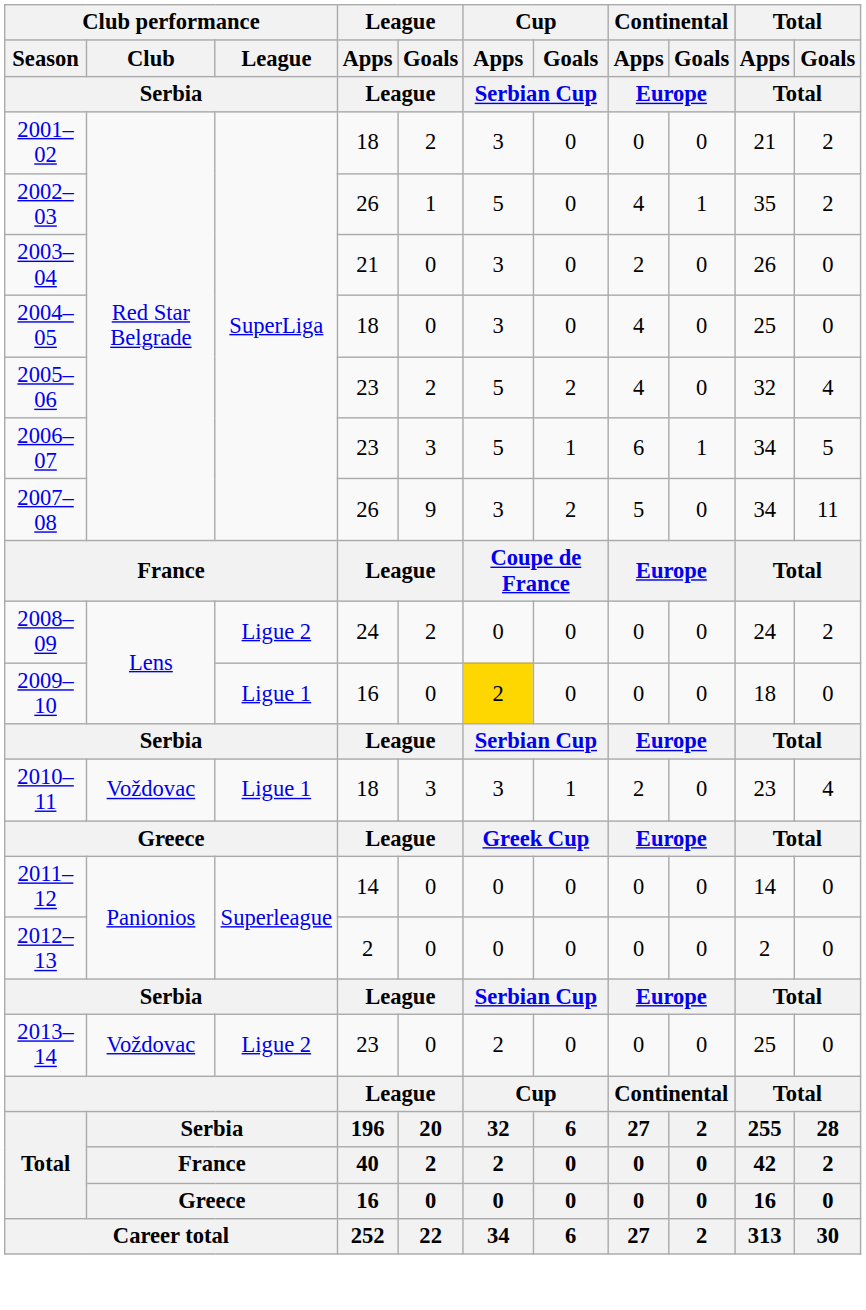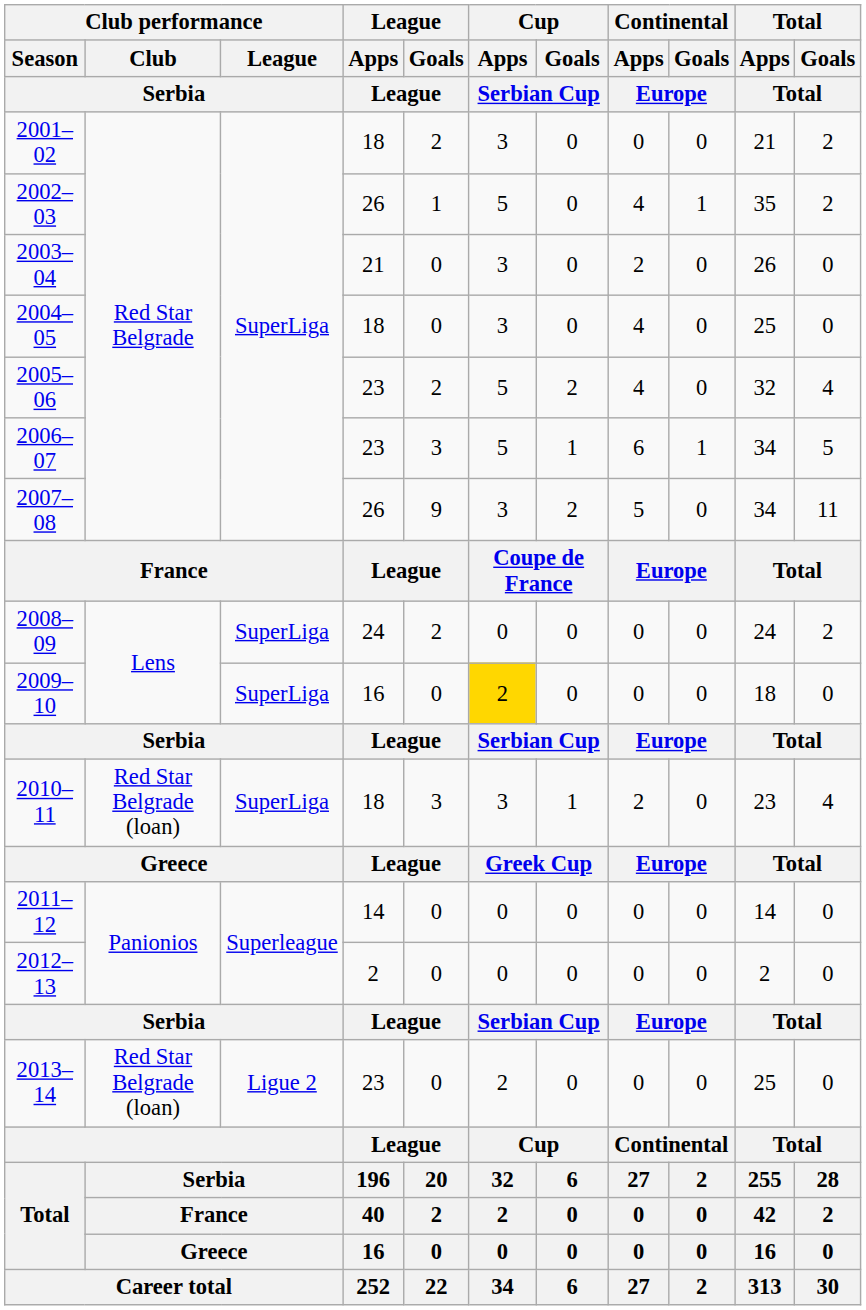(276, 631) Ligue 2 -> (282, 631) SuperLiga
(276, 692) Ligue 1 -> (282, 692) SuperLiga
(151, 789) Voždovac -> (153, 802) Red Star Belgrade (loan)
(276, 789) Ligue 1 -> (282, 802) SuperLiga
(151, 1044) Voždovac -> (153, 1082) Red Star Belgrade (loan)
